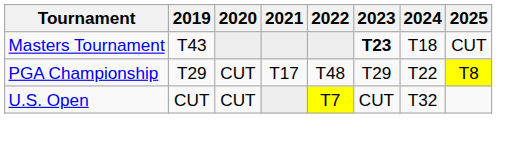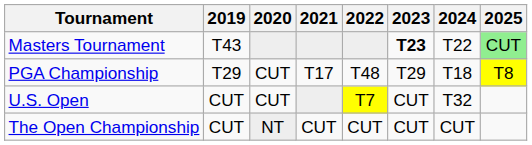(423, 46) T18 -> (457, 46) T22
(469, 46) no background -> (503, 46) lightgreen background
(423, 73) T22 -> (457, 73) T18
+ row: (104, 127)
